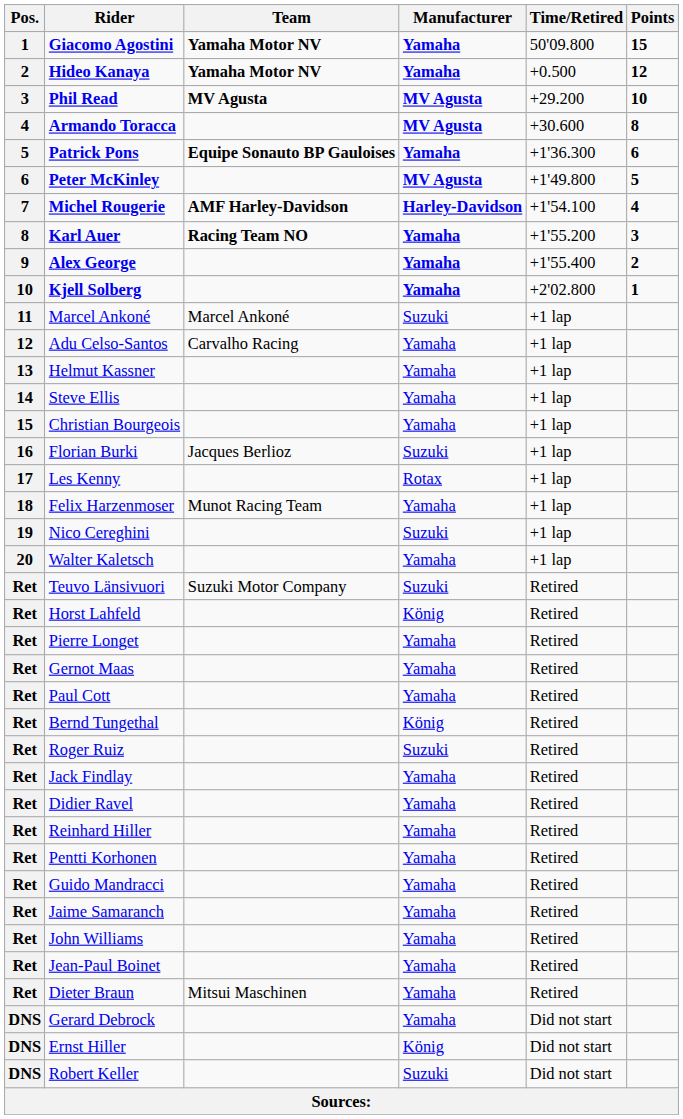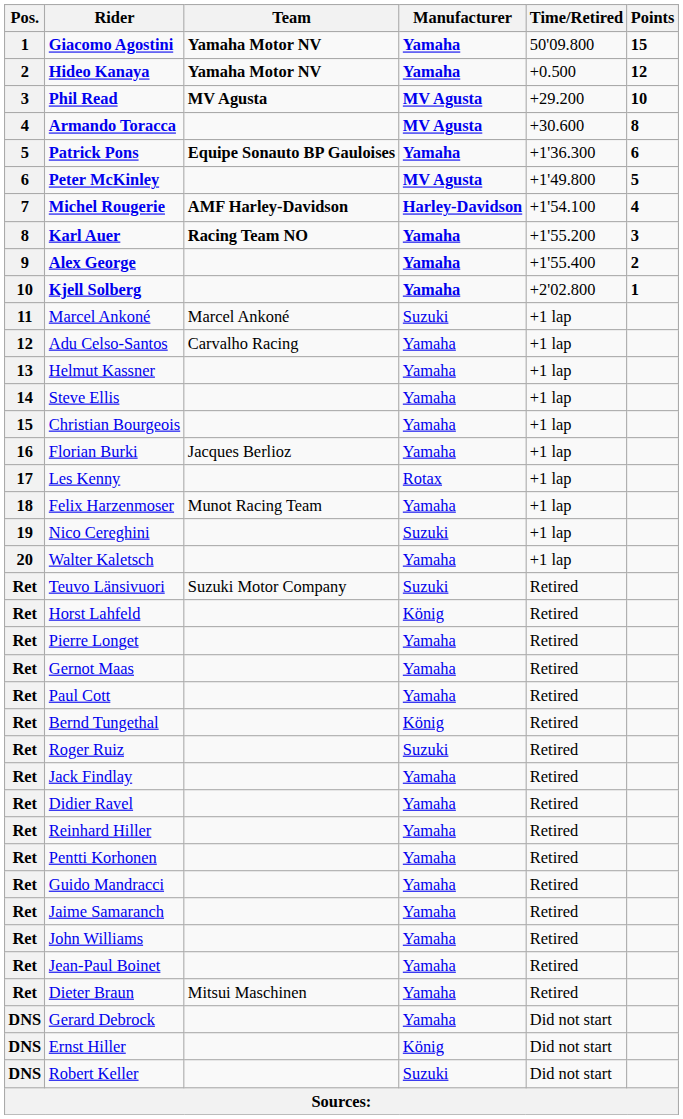(426, 451) Suzuki -> (429, 451) Yamaha
